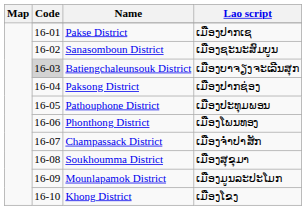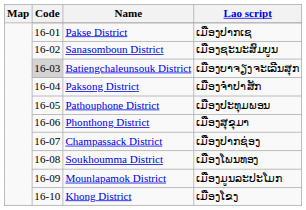(228, 87) ເມືອງປາກຊ່ອງ -> (229, 87) ເມືອງຈຳປາສັກ
(228, 123) ເມືອງໂພນທອງ -> (223, 123) ເມືອງສຸຂຸມາ
(229, 142) ເມືອງຈຳປາສັກ -> (228, 142) ເມືອງປາກຊ່ອງ
(223, 160) ເມືອງສຸຂຸມາ -> (228, 160) ເມືອງໂພນທອງ
